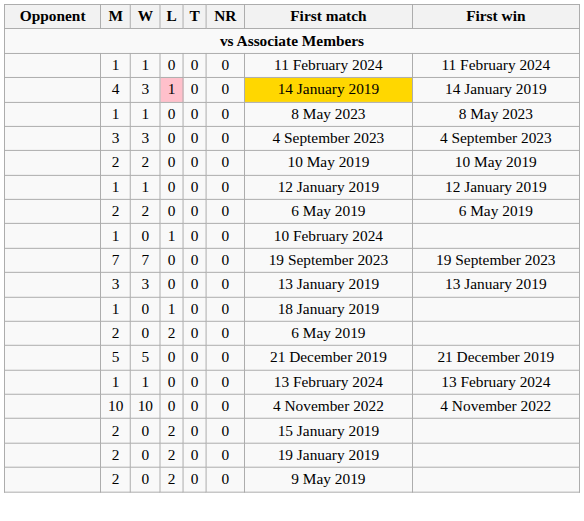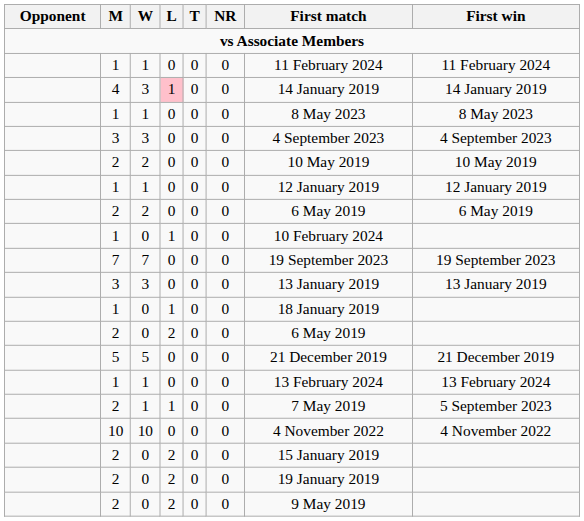(328, 89) gold background -> (328, 89) no background
+ row: (116, 406)
